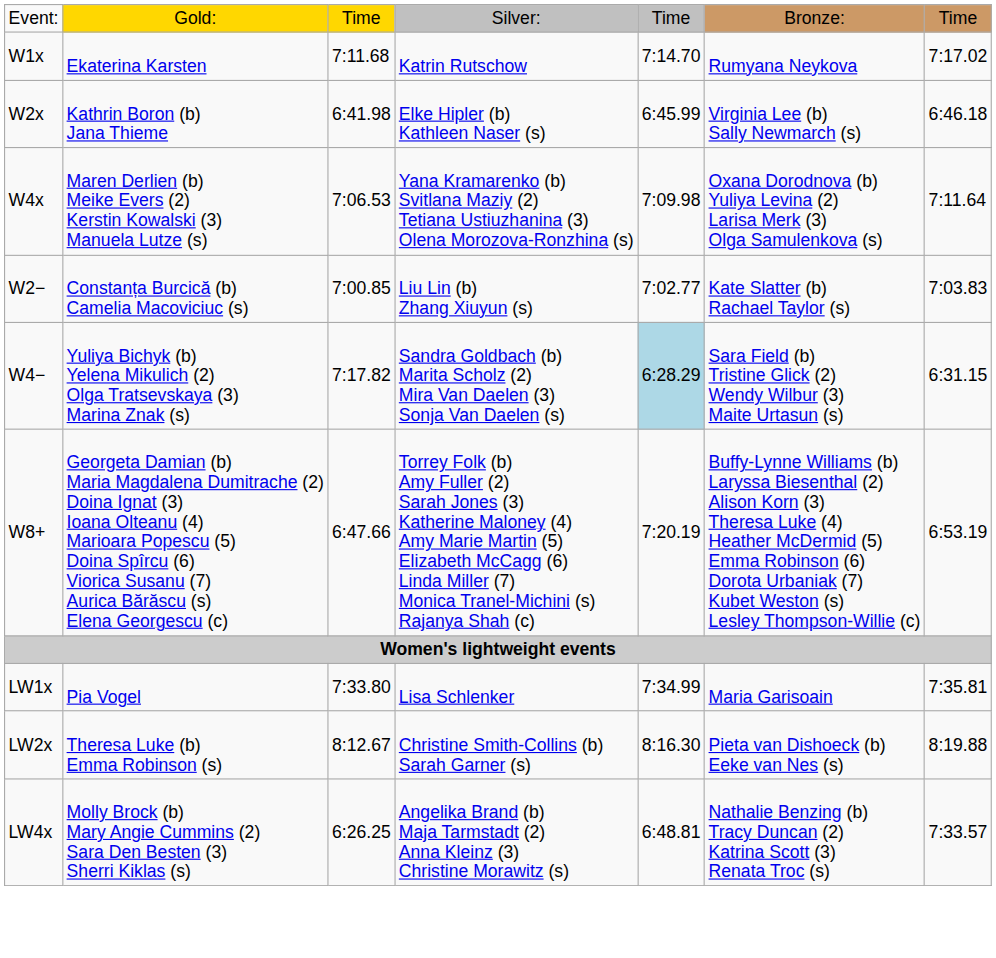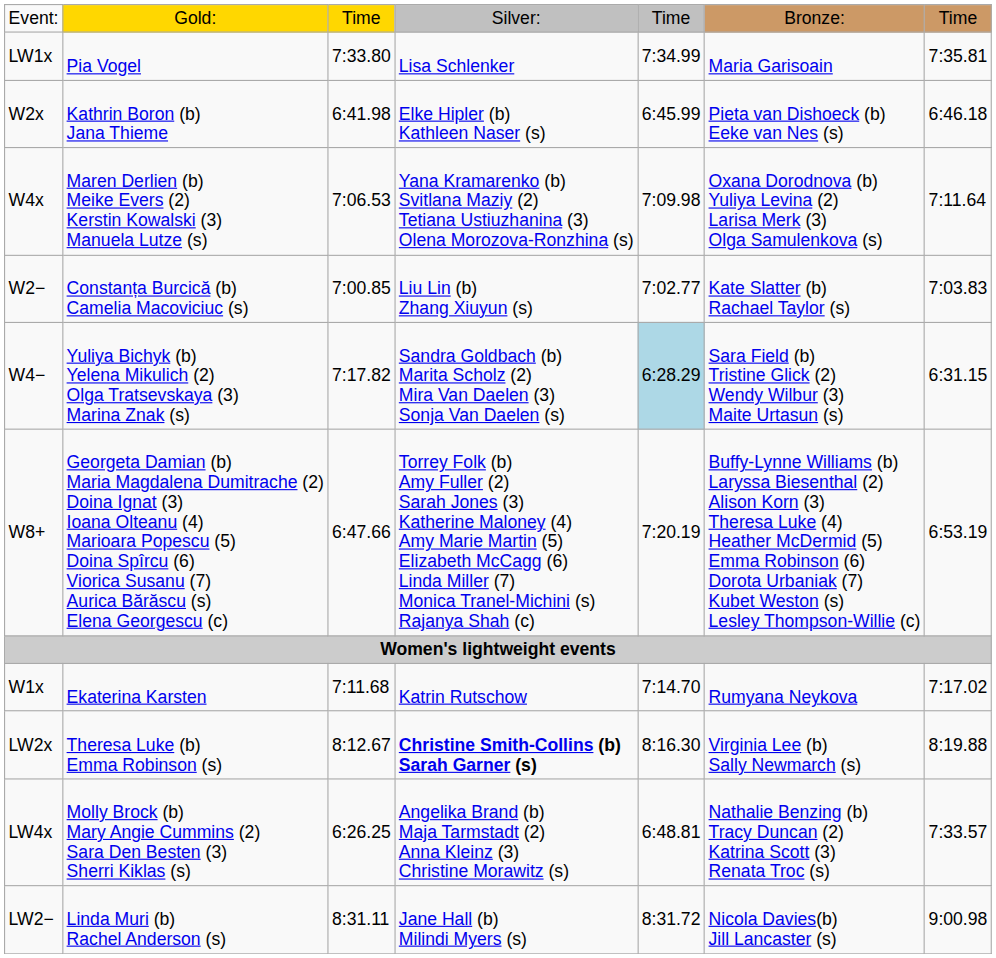rows swapped: (26, 56) <-> (30, 687)
(785, 123) Virginia Lee (b) Sally Newmarch (s) -> (797, 123) Pieta van Dishoeck (b) Eeke van Nes (s)
(501, 754) normal -> (510, 754) bold
(797, 754) Pieta van Dishoeck (b) Eeke van Nes (s) -> (785, 754) Virginia Lee (b) Sally Newmarch (s)
+ row: (31, 919)
